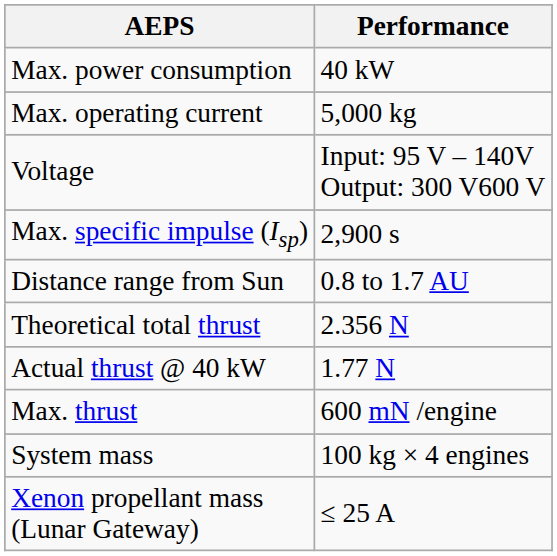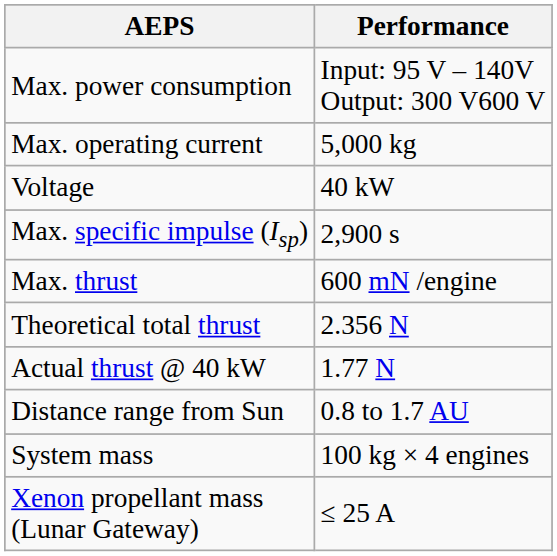(357, 69) 40 kW -> (433, 84) Input: 95 V – 140V Output: 300 V600 V
(433, 171) Input: 95 V – 140V Output: 300 V600 V -> (357, 187) 40 kW
rows swapped: (74, 411) <-> (148, 281)
